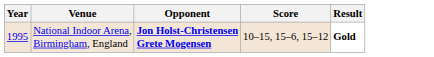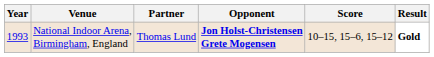+ column: (166, 13)
(18, 37) 1995 -> (18, 37) 1993
